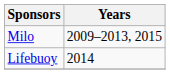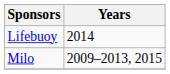rows swapped: (21, 36) <-> (32, 58)
